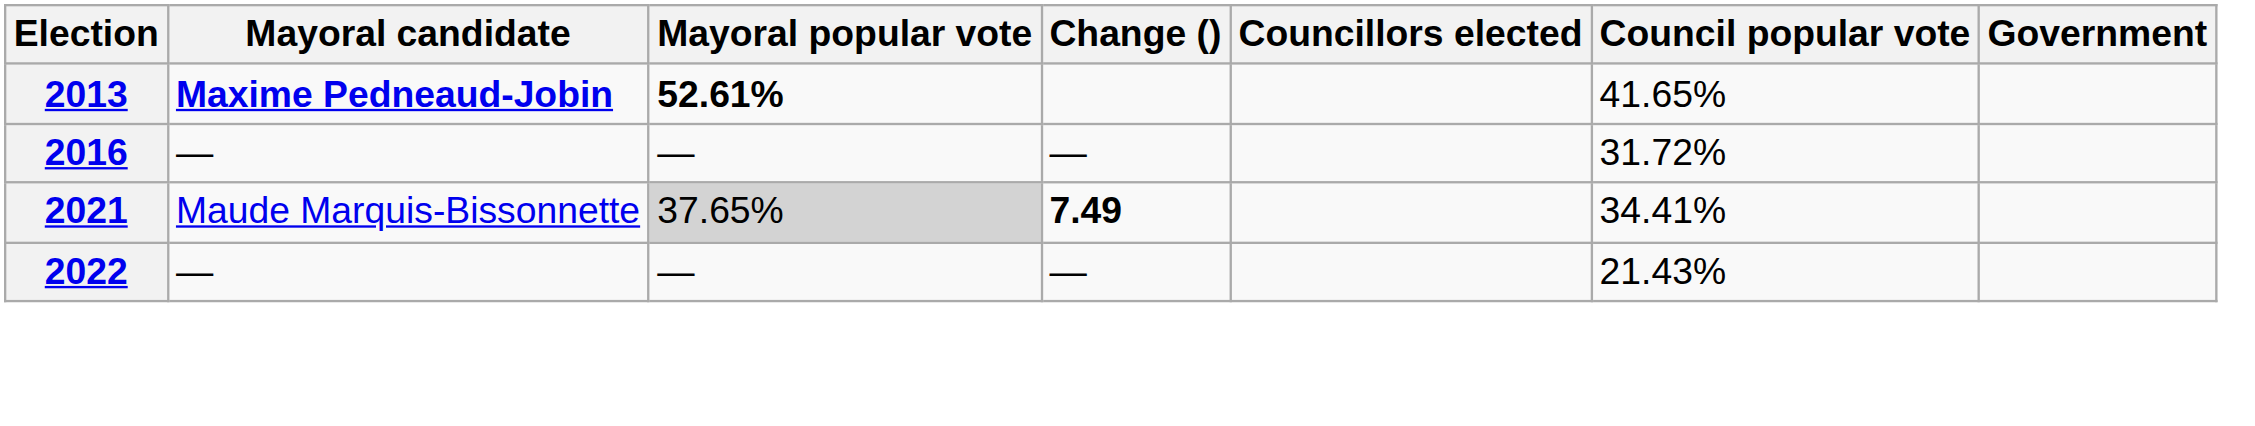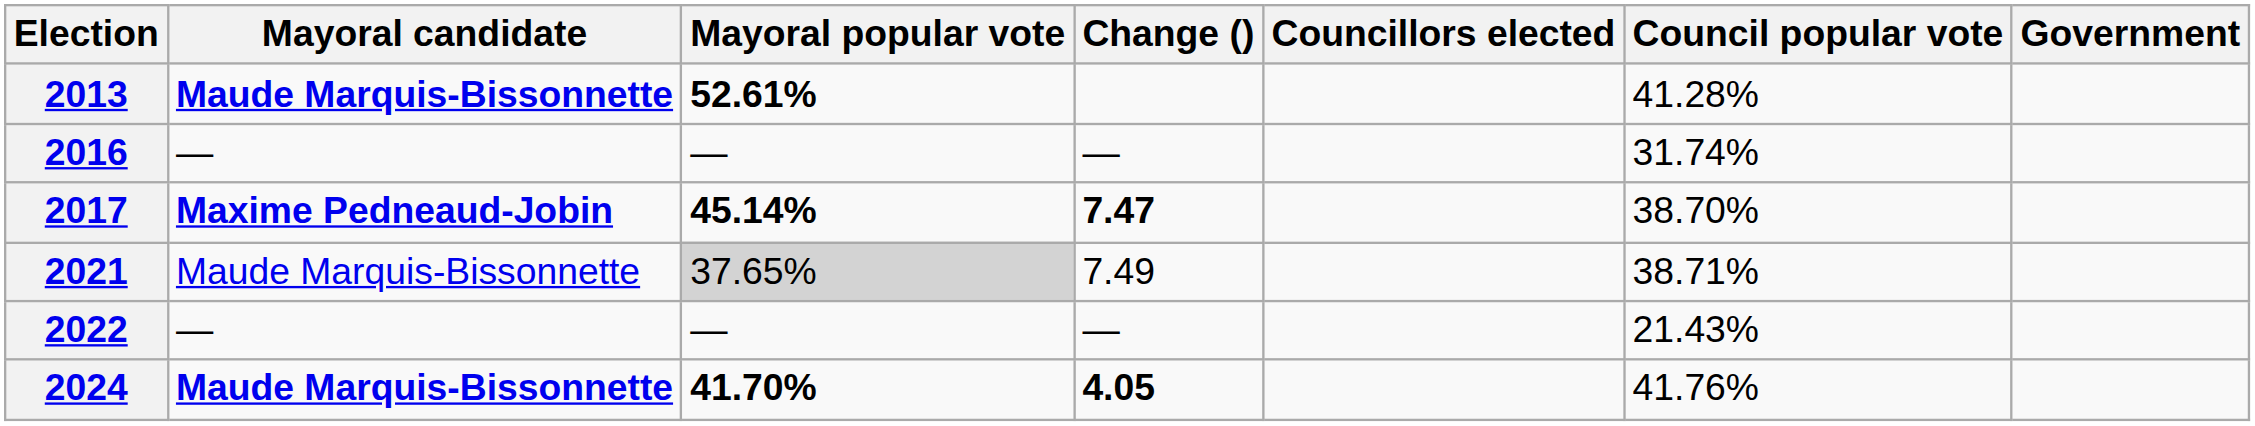(394, 93) Maxime Pedneaud-Jobin -> (425, 93) Maude Marquis-Bissonnette
(1663, 93) 41.65% -> (1696, 93) 41.28%
(1663, 152) 31.72% -> (1696, 152) 31.74%
+ row: (86, 211)
(1086, 211) bold -> (1119, 270) normal
(1663, 211) 34.41% -> (1696, 270) 38.71%
+ row: (86, 388)
